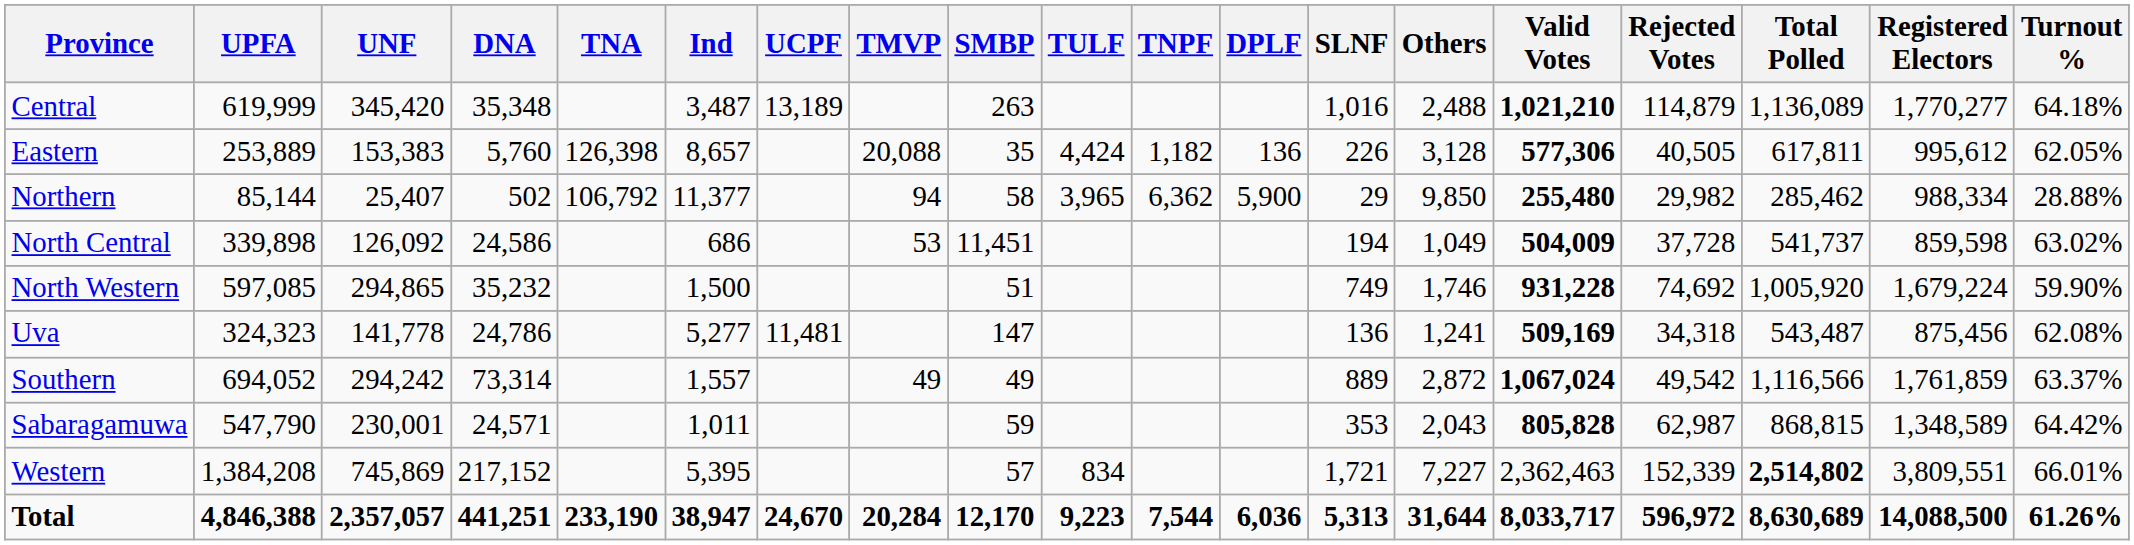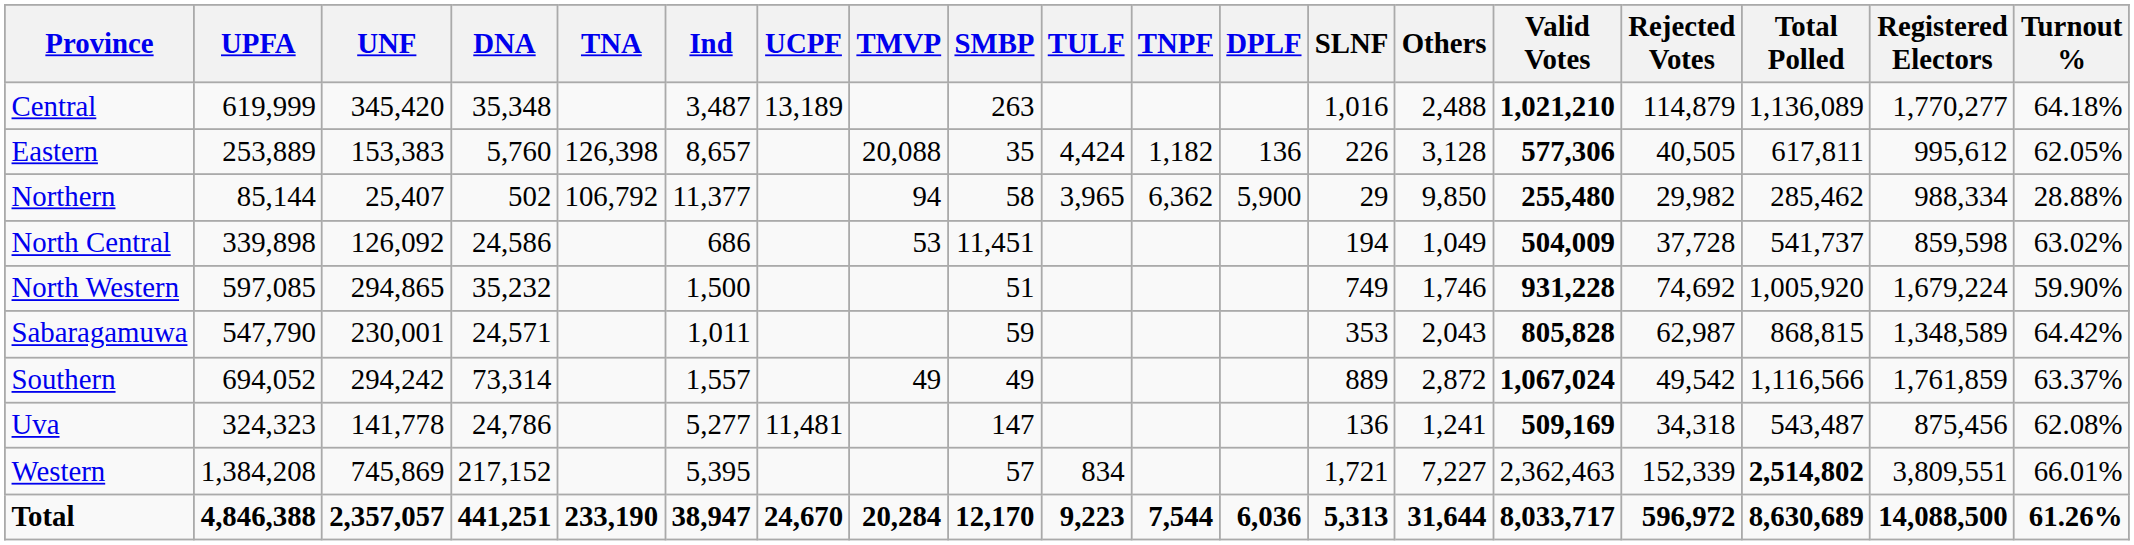rows swapped: (99, 425) <-> (36, 333)
